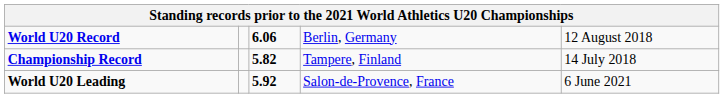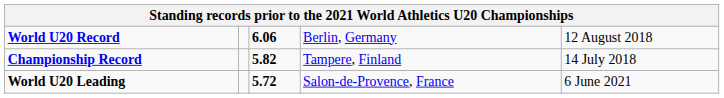(264, 81) 5.92 -> (264, 81) 5.72
